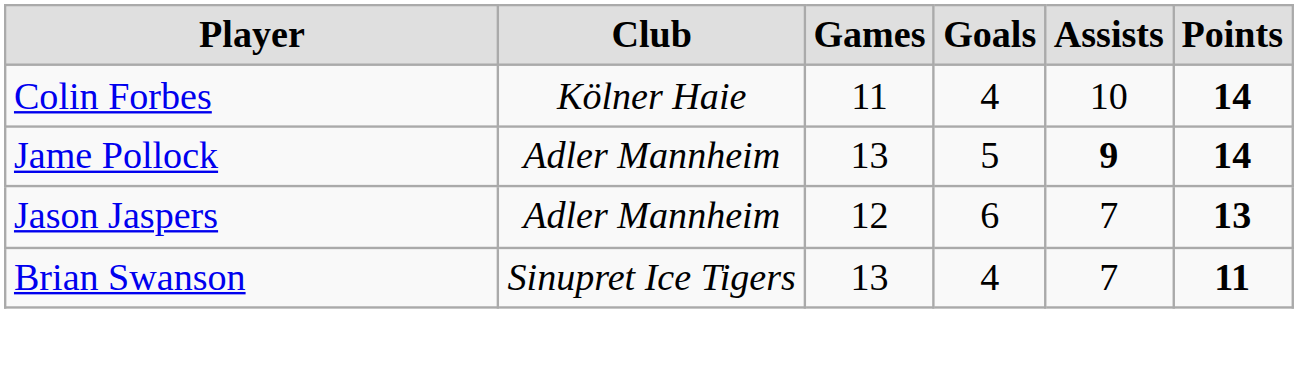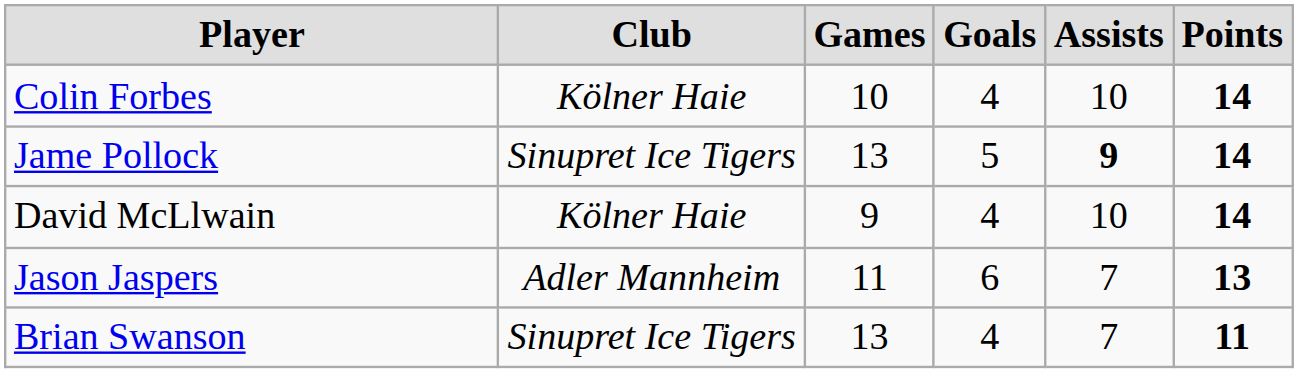(870, 95) 11 -> (870, 95) 10
(652, 155) Adler Mannheim -> (652, 155) Sinupret Ice Tigers
+ row: (145, 215)
(870, 215) 12 -> (870, 276) 11
